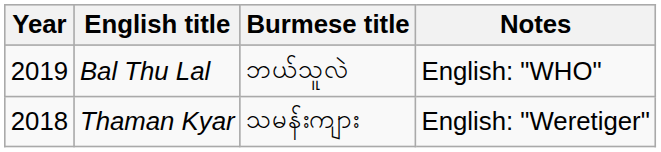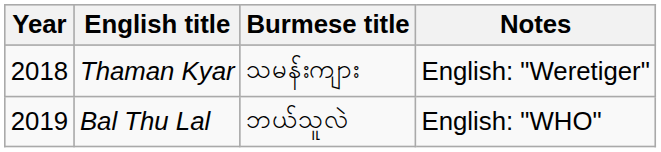rows swapped: (157, 121) <-> (145, 70)
